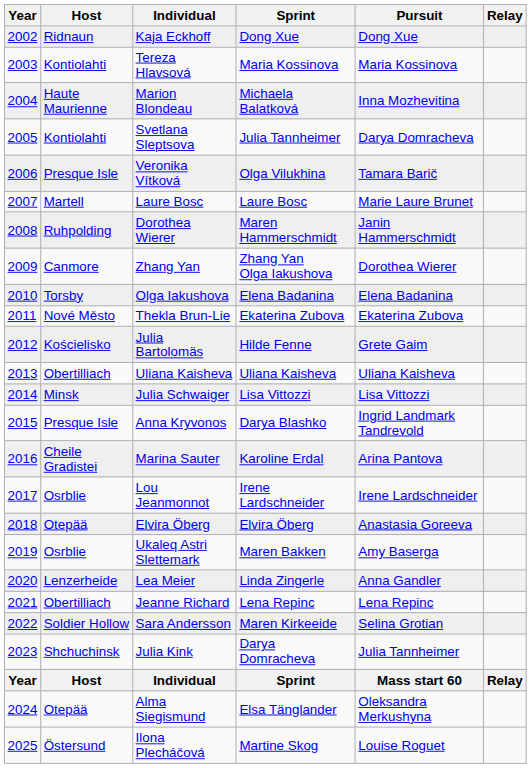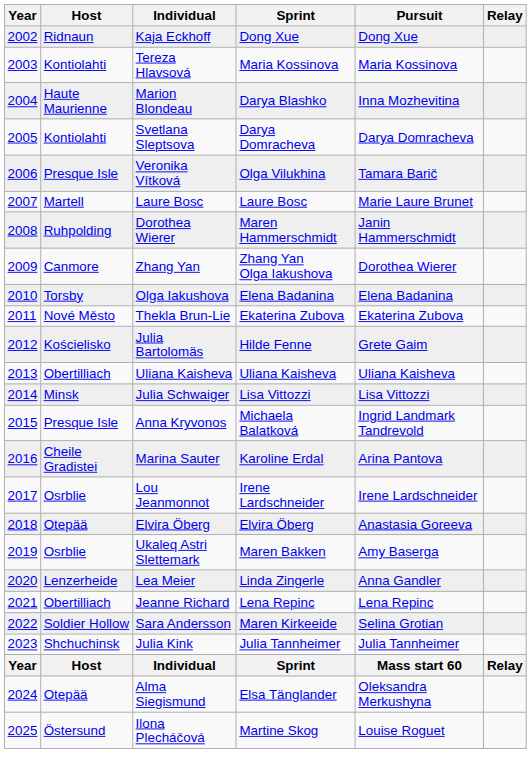(269, 101) Michaela Balatková -> (283, 101) Darya Blashko
(290, 137) Julia Tannheimer -> (277, 137) Darya Domracheva
(283, 423) Darya Blashko -> (269, 423) Michaela Balatková
(277, 652) Darya Domracheva -> (290, 645) Julia Tannheimer
